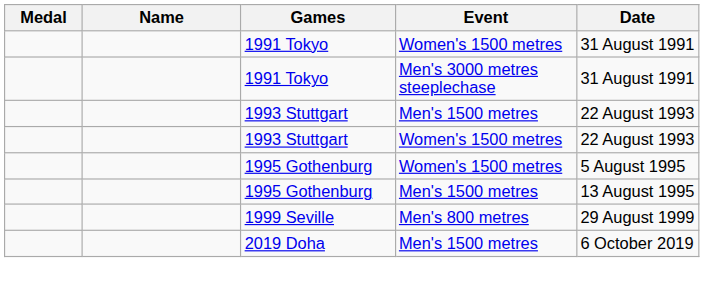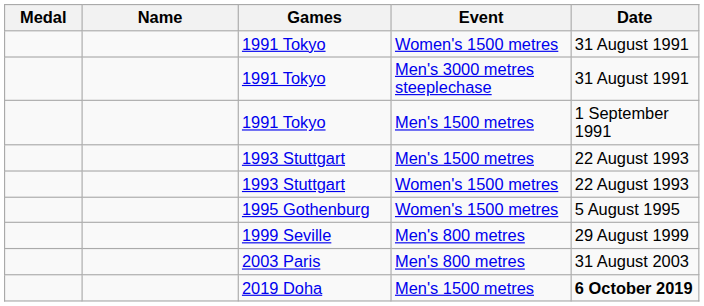+ row: (284, 123)
- row: (308, 192)
+ row: (281, 262)
(637, 244) normal -> (634, 288) bold
